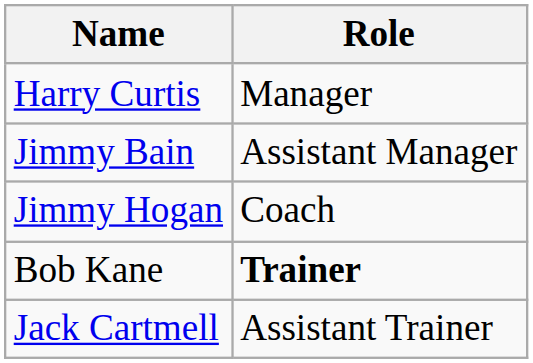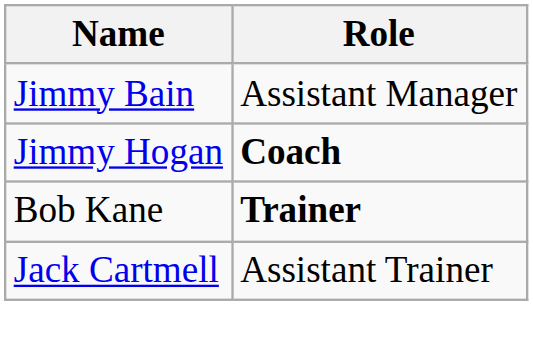- row: (107, 92)
(288, 210) normal -> (291, 151) bold
